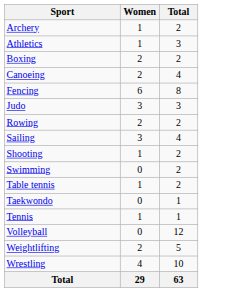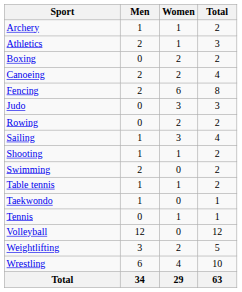+ column: (140, 12)
